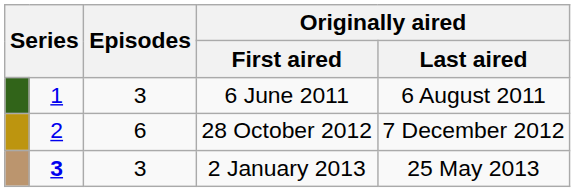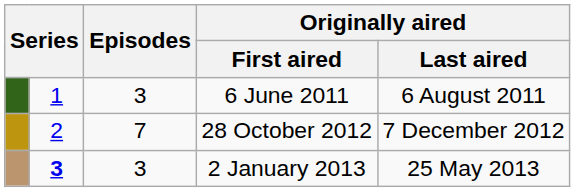(140, 131) 6 -> (140, 131) 7
